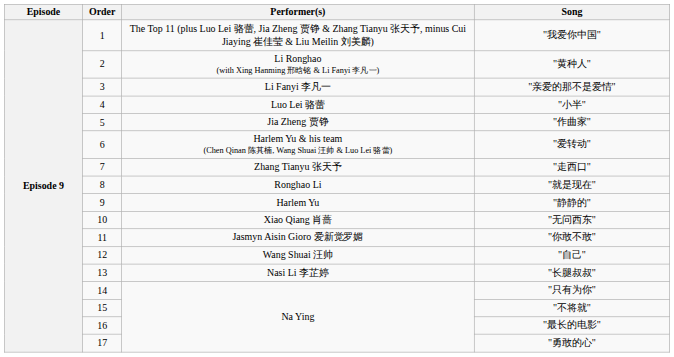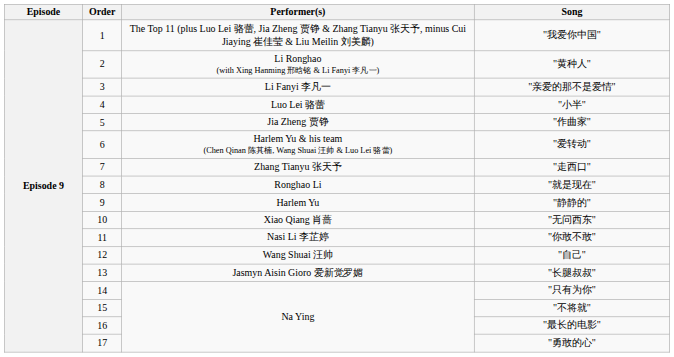(298, 237) Jasmyn Aisin Gioro 爱新觉罗媚 -> (298, 237) Nasi Li 李芷婷
(298, 272) Nasi Li 李芷婷 -> (298, 272) Jasmyn Aisin Gioro 爱新觉罗媚
